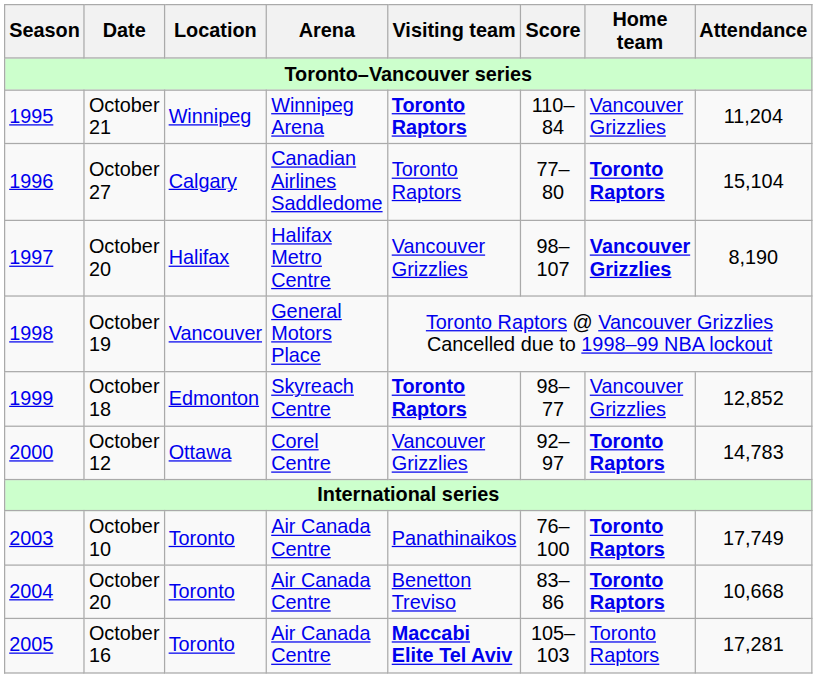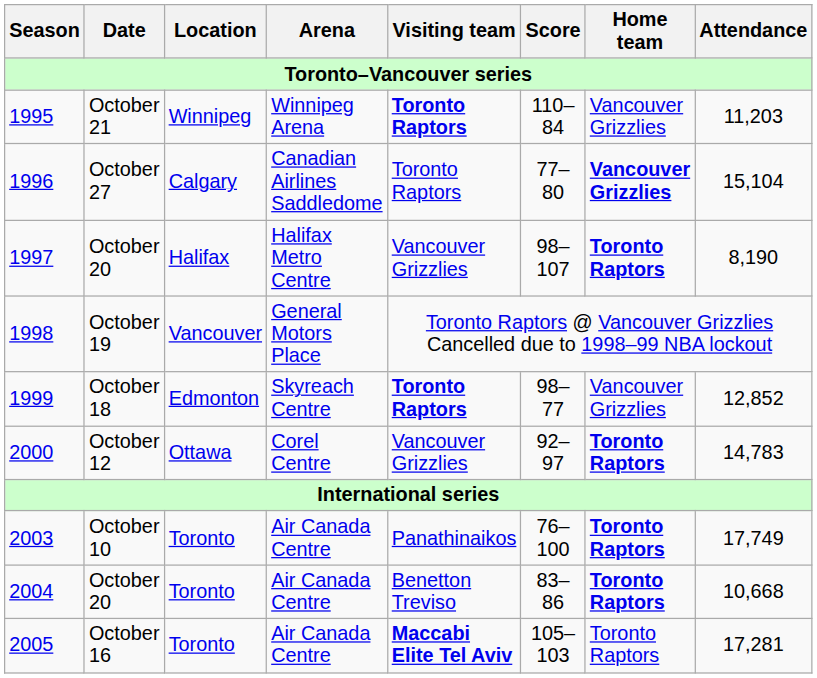(753, 116) 11,204 -> (753, 116) 11,203
(627, 181) Toronto Raptors -> (640, 181) Vancouver Grizzlies
(640, 257) Vancouver Grizzlies -> (627, 257) Toronto Raptors
